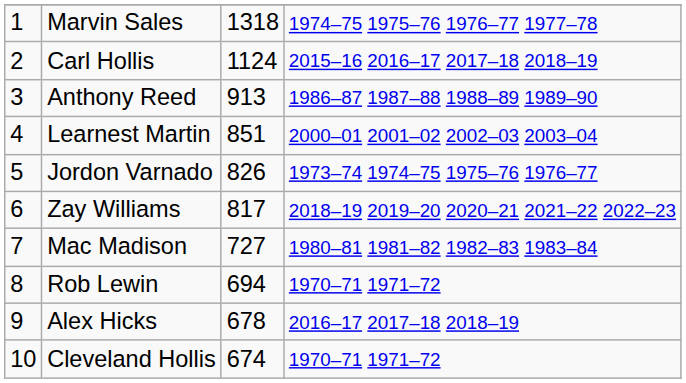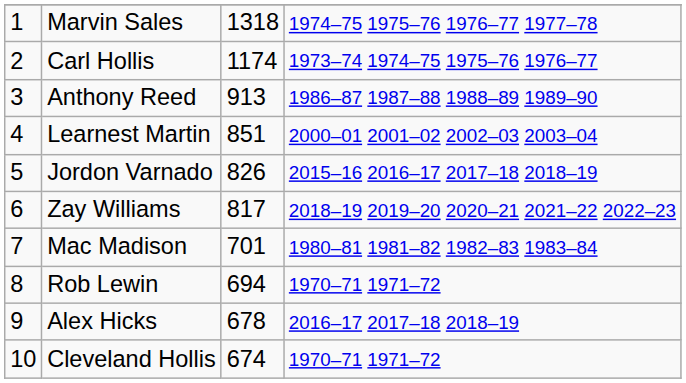(252, 60) 1124 -> (252, 60) 1174
(443, 61) 2015–16 2016–17 2017–18 2018–19 -> (443, 61) 1973–74 1974–75 1975–76 1976–77
(443, 173) 1973–74 1974–75 1975–76 1976–77 -> (443, 173) 2015–16 2016–17 2017–18 2018–19
(246, 246) 727 -> (246, 246) 701
